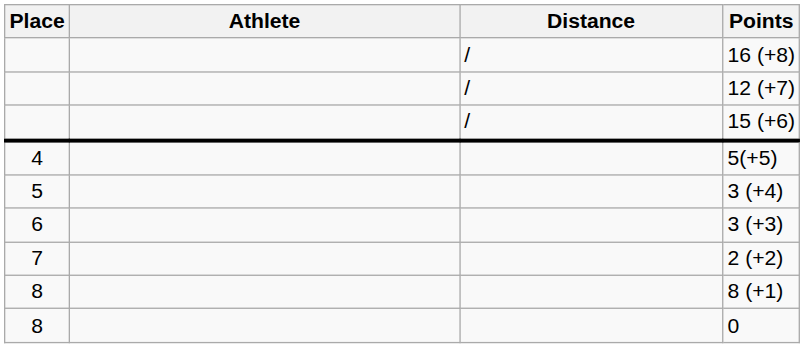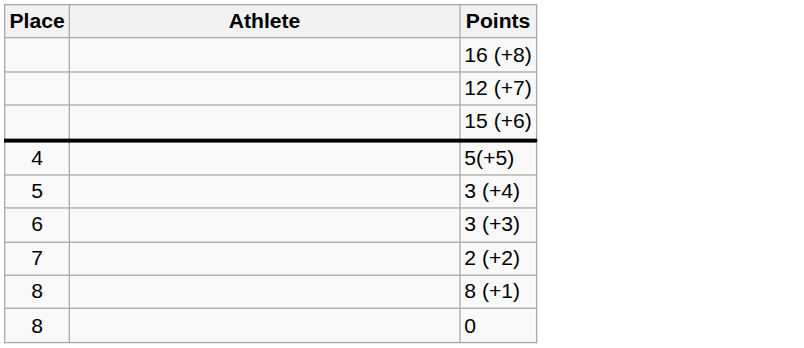- column: (591, 21)
